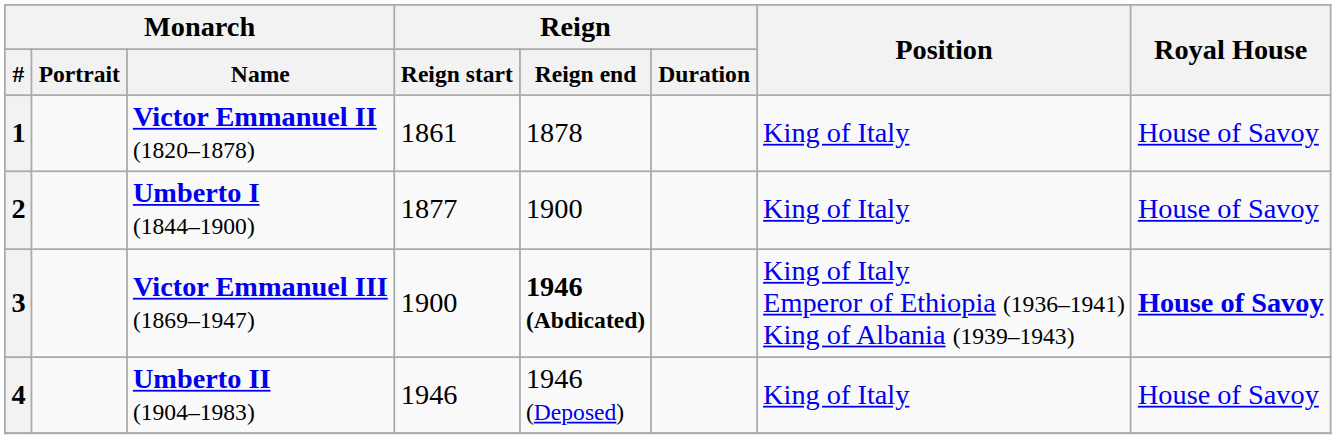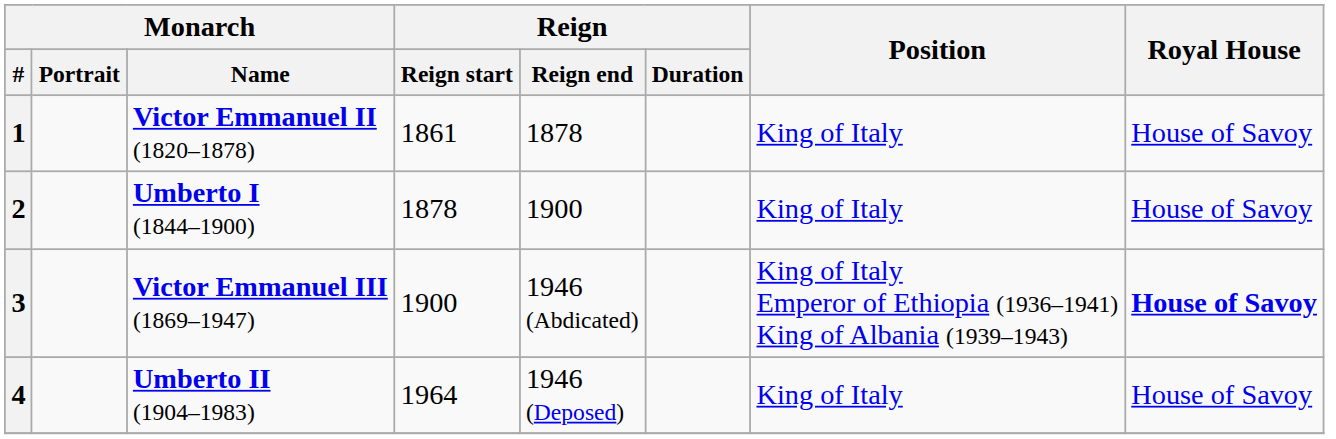(429, 209) 1877 -> (429, 209) 1878
(586, 302) bold -> (582, 302) normal
(429, 394) 1946 -> (429, 394) 1964
